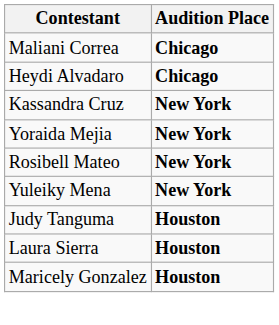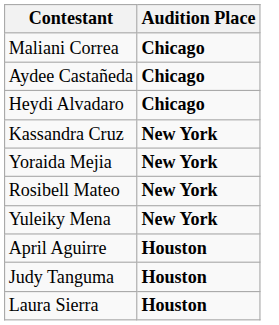+ row: (71, 76)
+ row: (58, 248)
- row: (78, 276)
